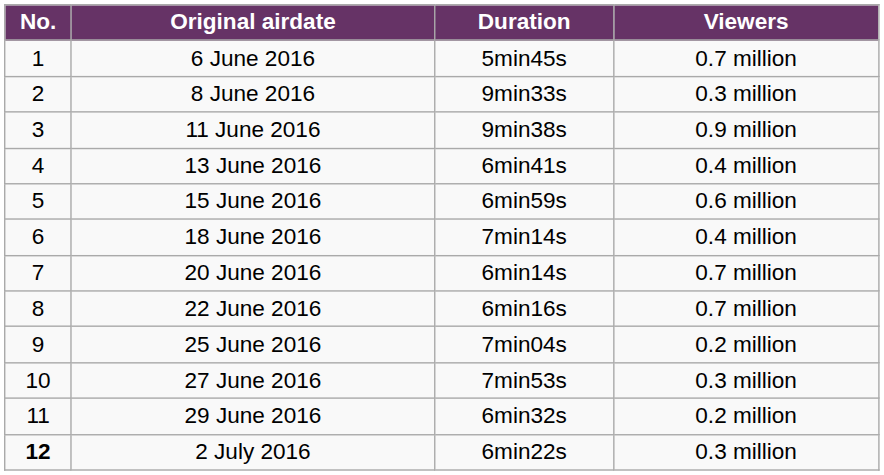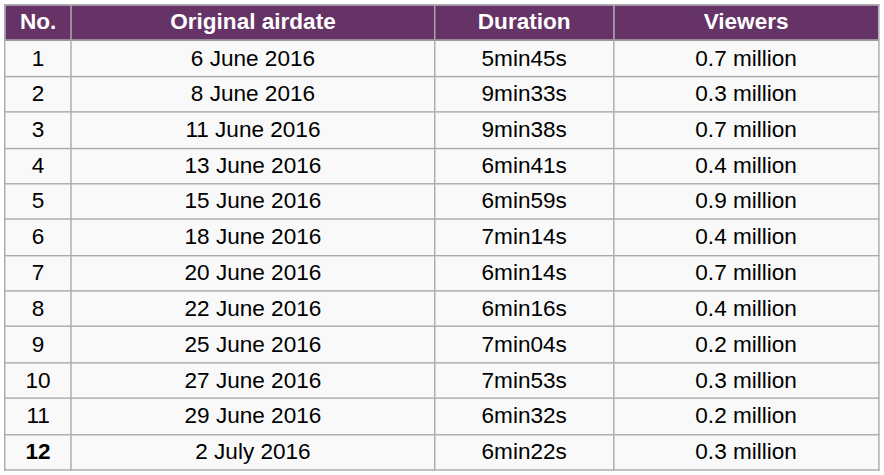(746, 129) 0.9 million -> (746, 129) 0.7 million
(746, 201) 0.6 million -> (746, 201) 0.9 million
(746, 308) 0.7 million -> (746, 308) 0.4 million
